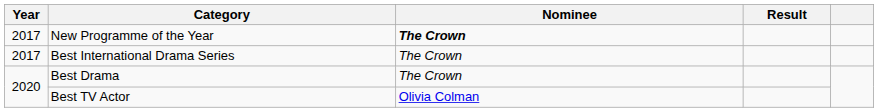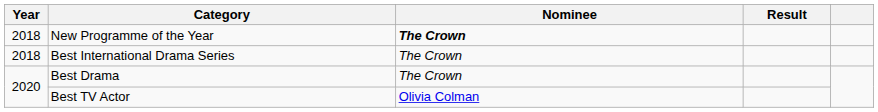(26, 35) 2017 -> (26, 35) 2018
(26, 55) 2017 -> (26, 55) 2018
